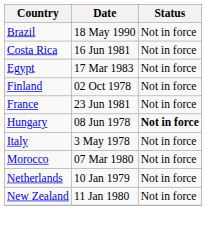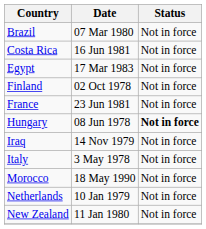(105, 31) 18 May 1990 -> (104, 31) 07 Mar 1980
+ row: (16, 141)
(104, 159) 07 Mar 1980 -> (105, 178) 18 May 1990
